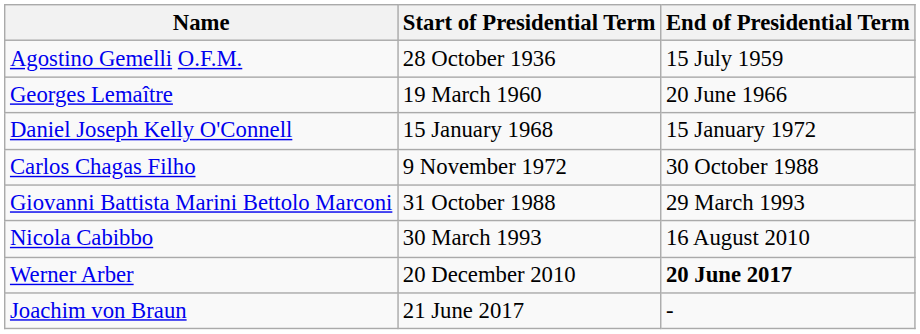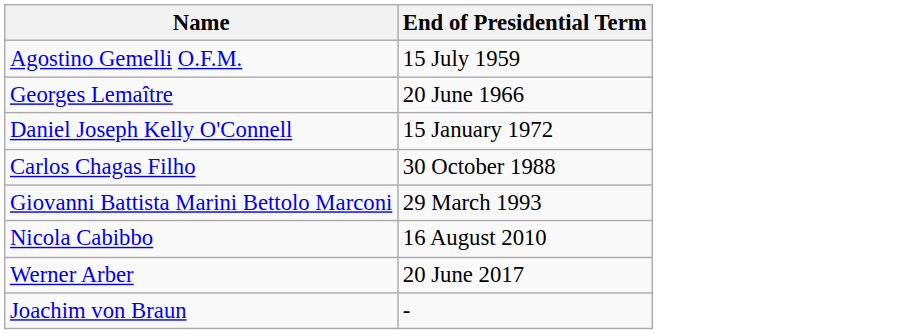- column: (529, 22)
(729, 274) bold -> (463, 274) normal
